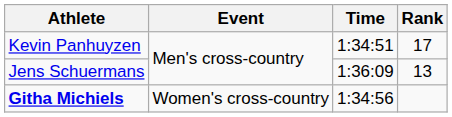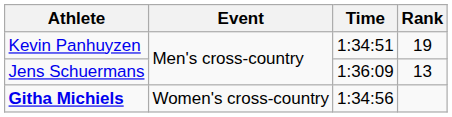(422, 45) 17 -> (422, 45) 19
